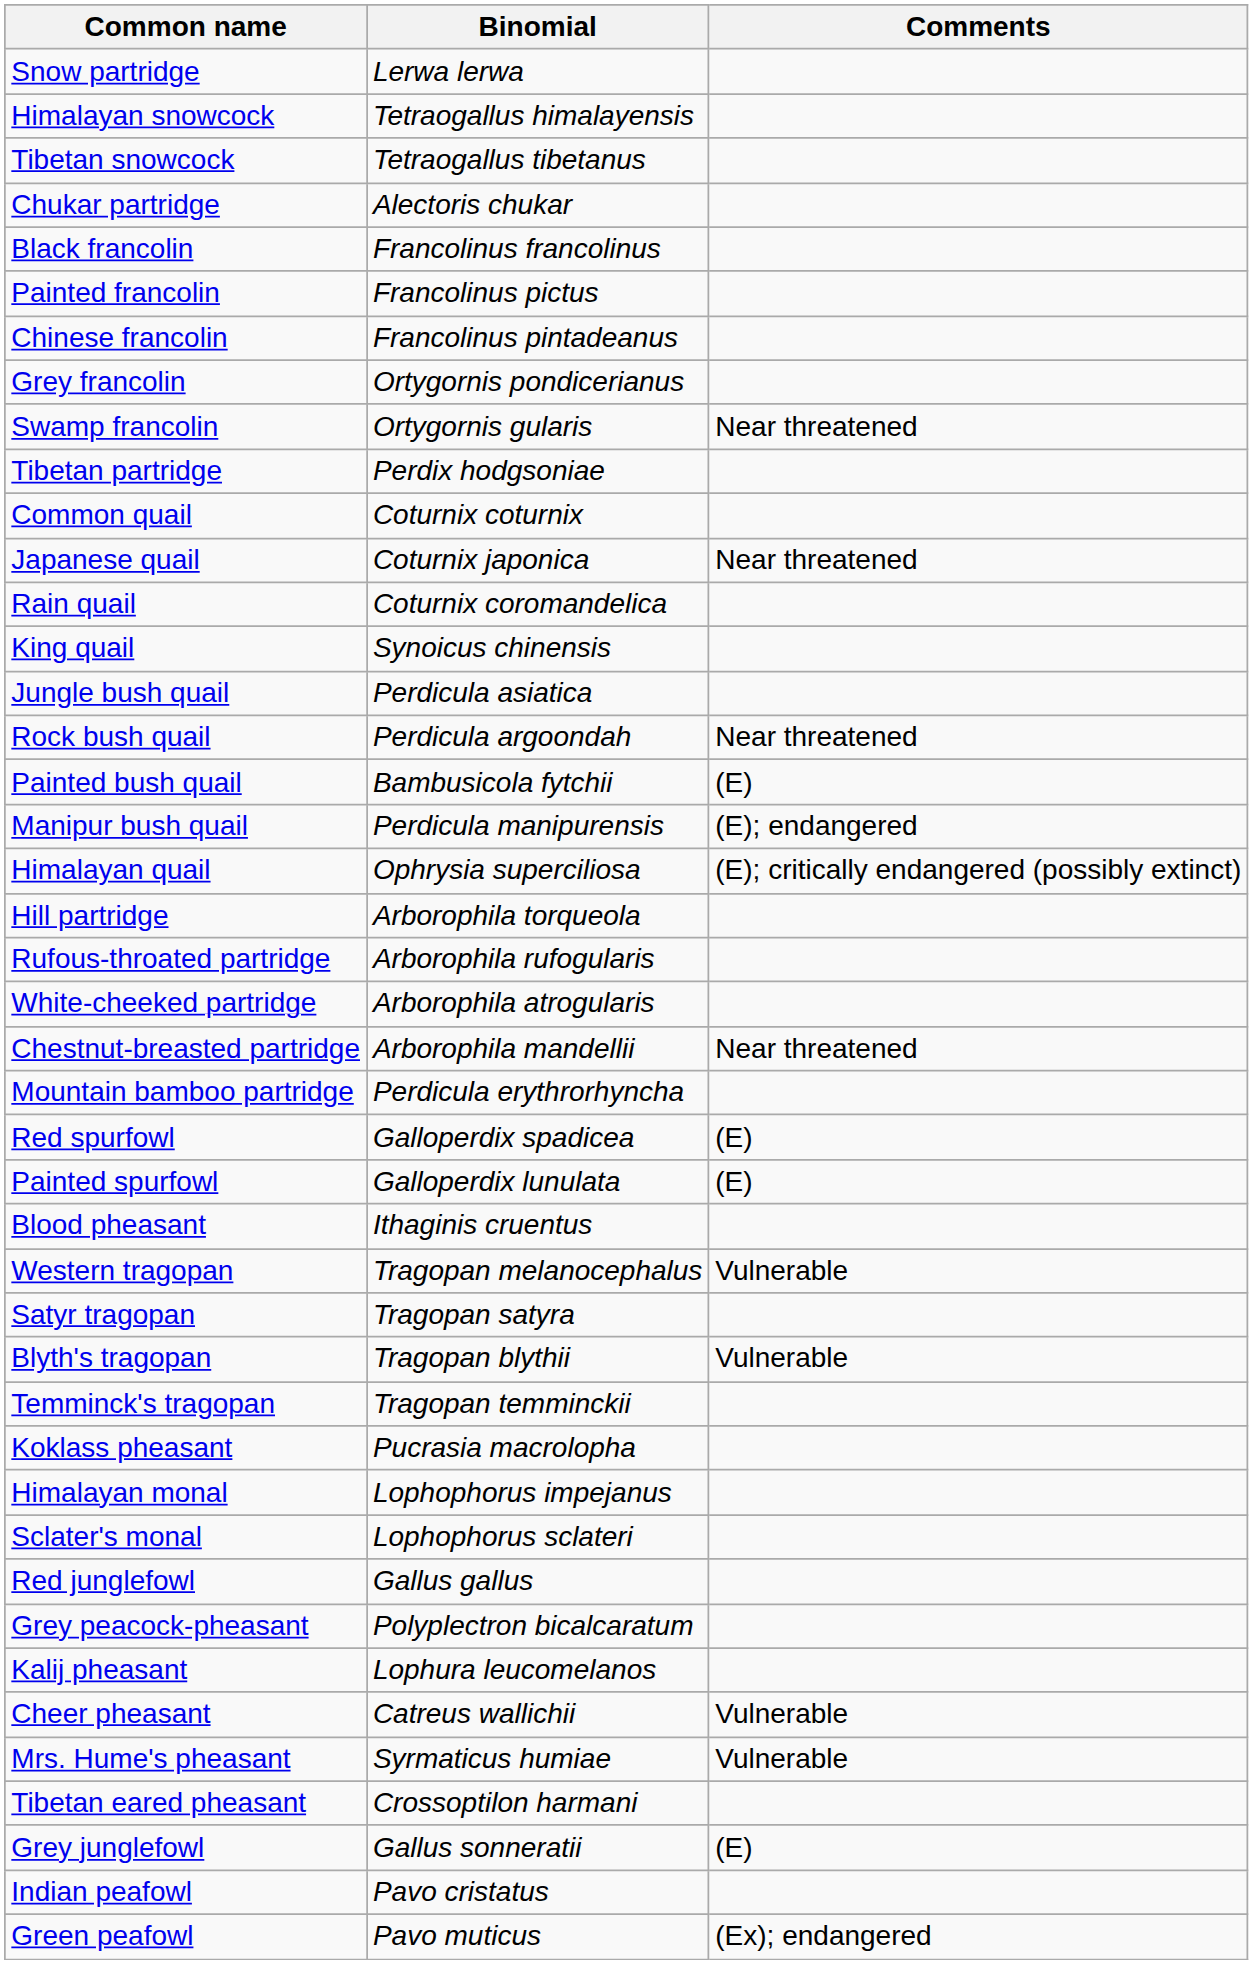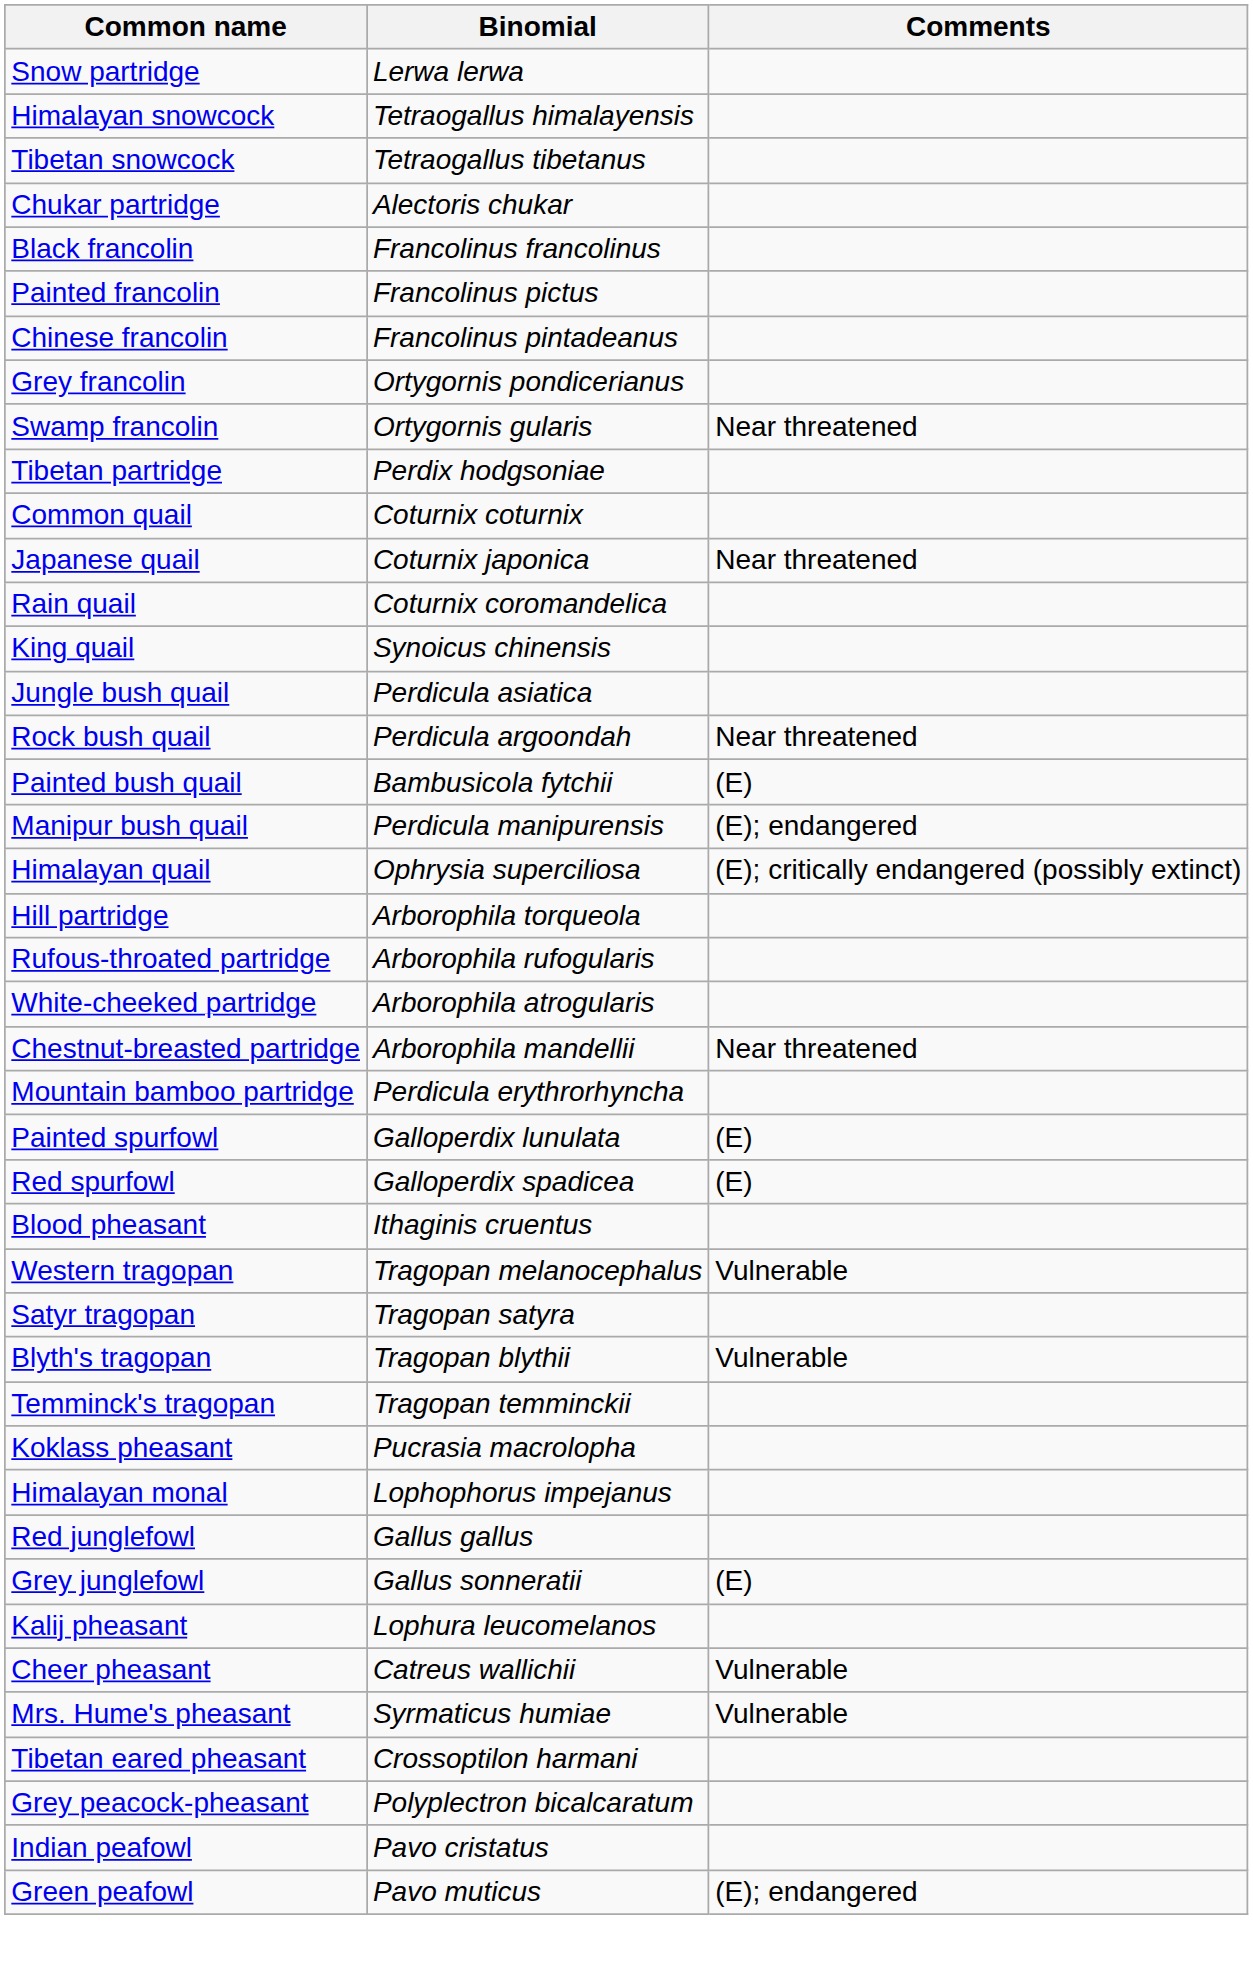rows swapped: (93, 1136) <-> (115, 1181)
- row: (107, 1536)
rows swapped: (108, 1847) <-> (160, 1625)
(823, 1936) (Ex); endangered -> (816, 1891) (E); endangered
